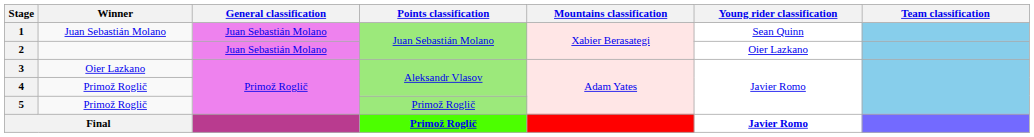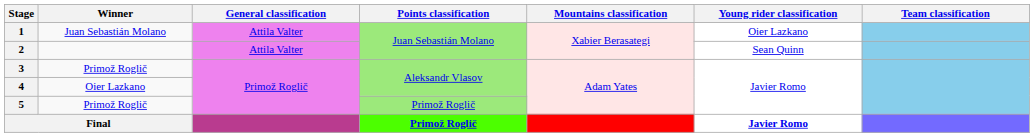(276, 32) Juan Sebastián Molano -> (276, 32) Attila Valter
(778, 32) Sean Quinn -> (778, 32) Oier Lazkano
(276, 50) Juan Sebastián Molano -> (276, 50) Attila Valter
(778, 50) Oier Lazkano -> (778, 50) Sean Quinn
(115, 68) Oier Lazkano -> (115, 68) Primož Roglič
(115, 87) Primož Roglič -> (115, 87) Oier Lazkano
